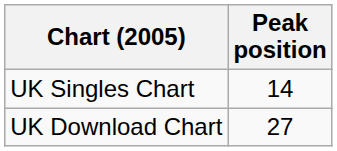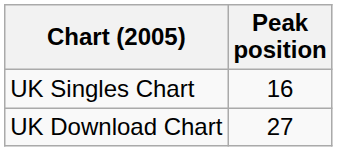(280, 88) 14 -> (280, 88) 16
